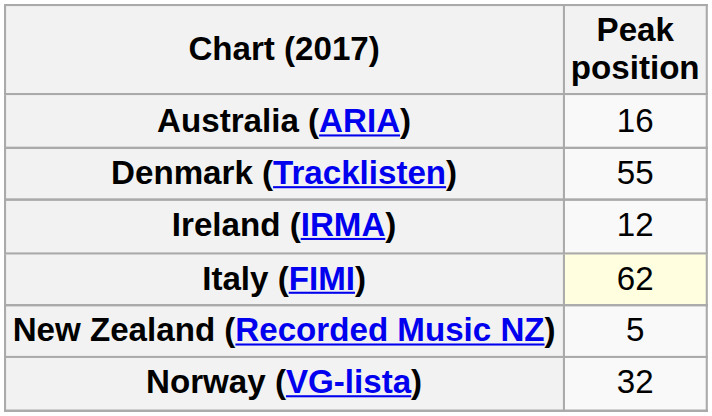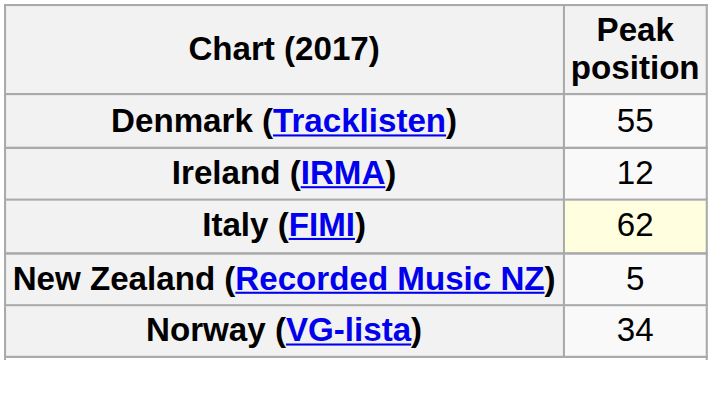- row: (284, 120)
(635, 383) 32 -> (635, 330) 34
